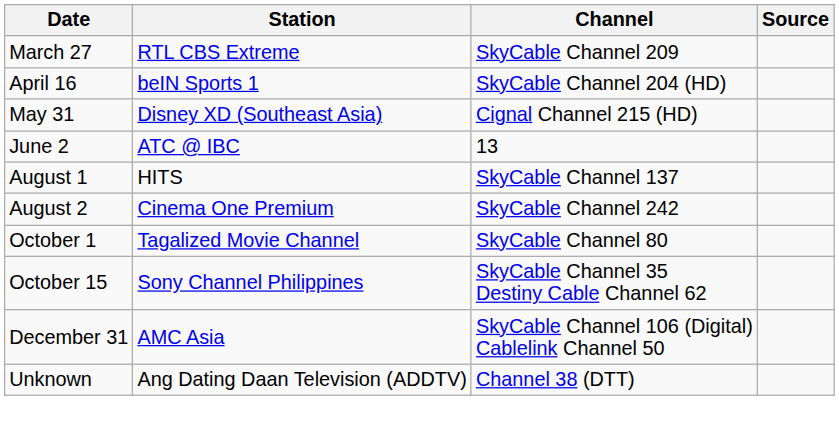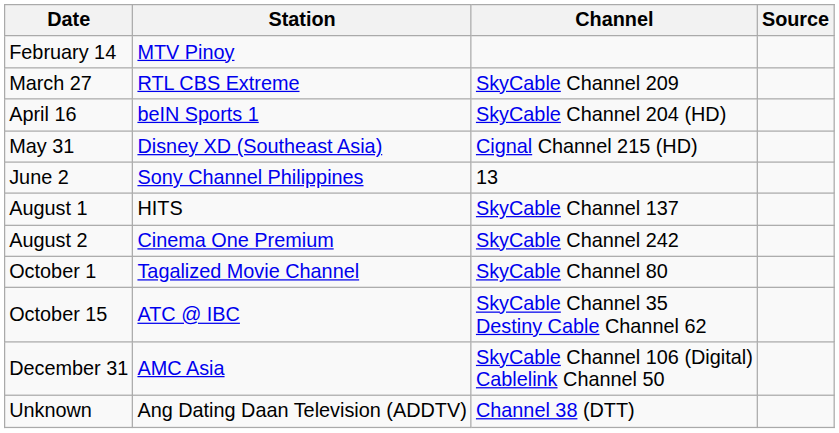+ row: (63, 51)
(189, 146) ATC @ IBC -> (250, 177) Sony Channel Philippines
(250, 283) Sony Channel Philippines -> (189, 314) ATC @ IBC
